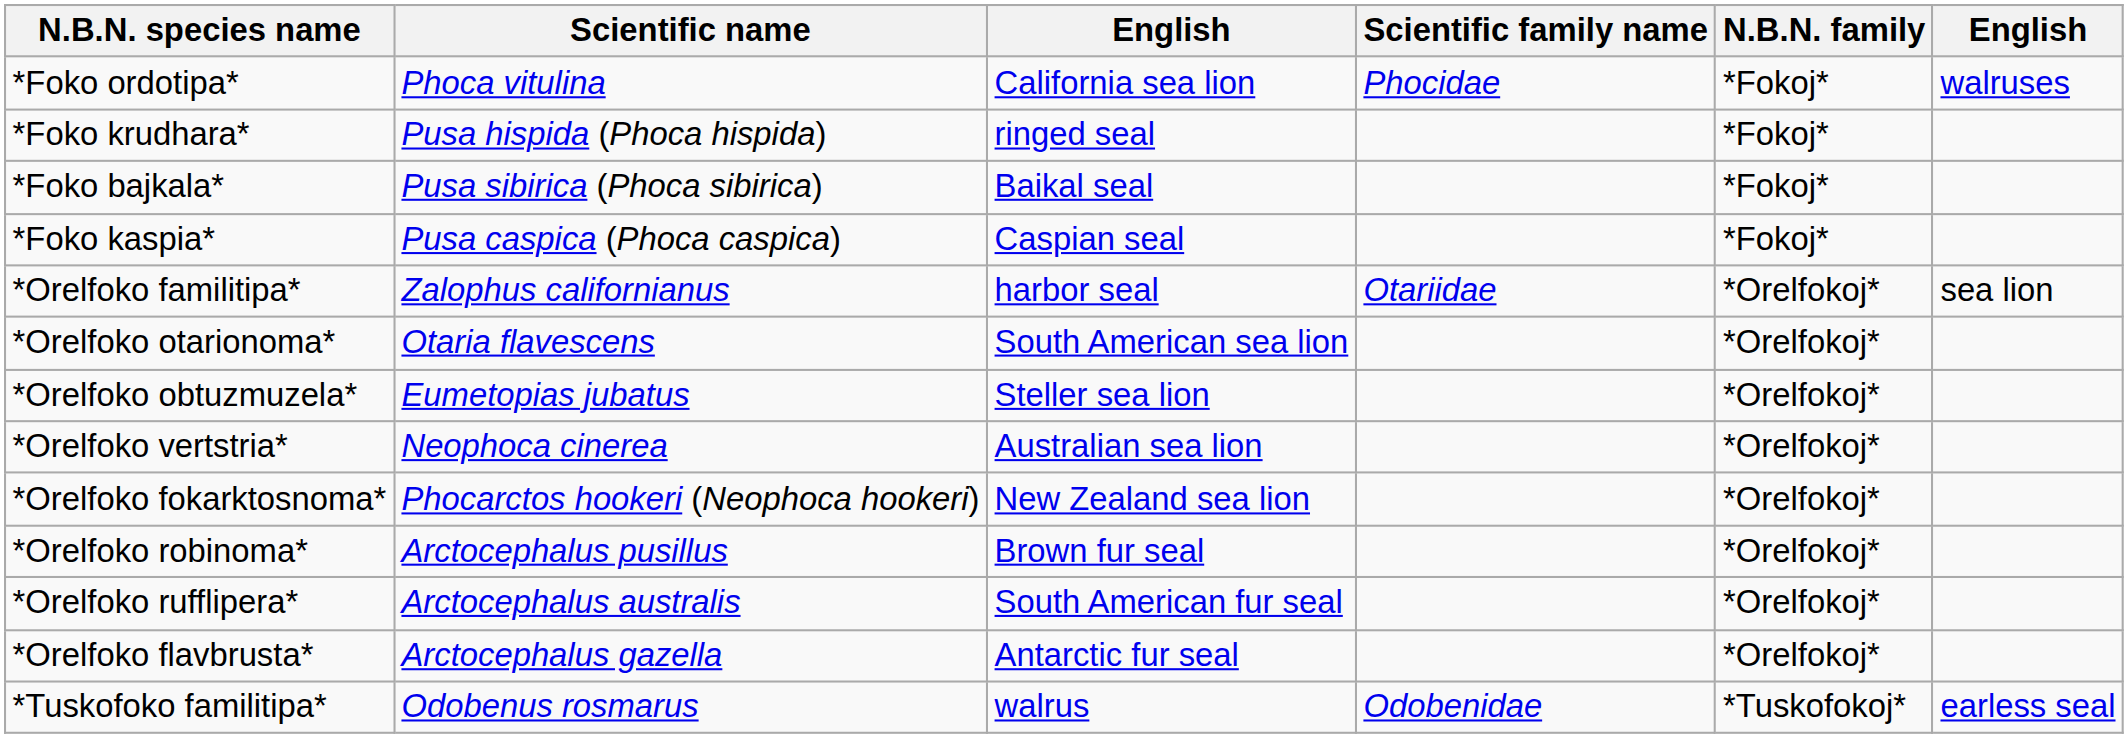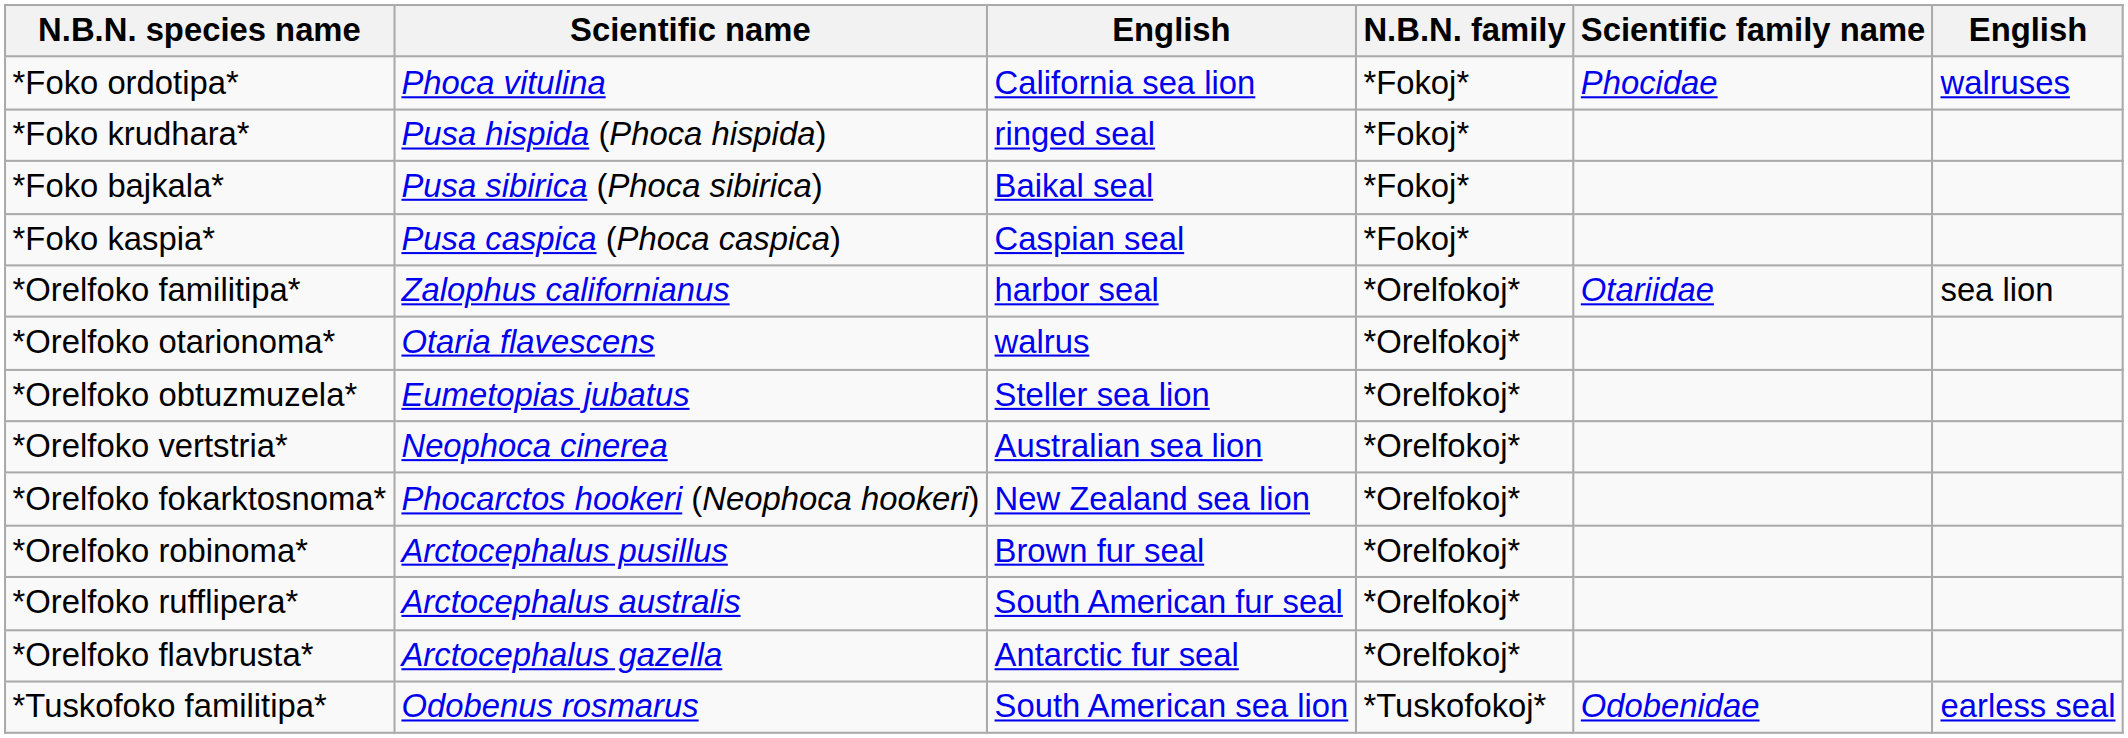columns swapped: (1824, 30) <-> (1536, 30)
(1171, 342) South American sea lion -> (1042, 342) walrus
(1042, 706) walrus -> (1171, 706) South American sea lion
